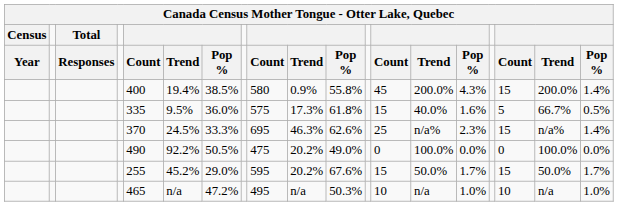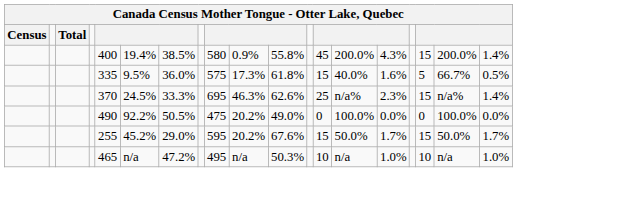- row: (27, 62)
